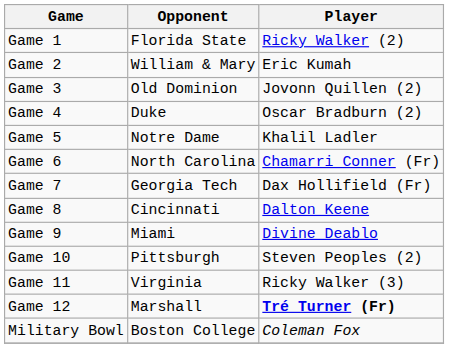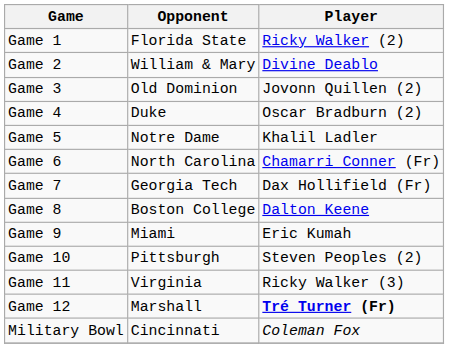(307, 65) Eric Kumah -> (320, 65) Divine Deablo
(175, 210) Cincinnati -> (193, 210) Boston College
(320, 234) Divine Deablo -> (307, 234) Eric Kumah
(193, 331) Boston College -> (175, 331) Cincinnati
